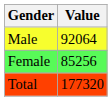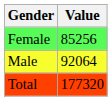rows swapped: (23, 38) <-> (29, 61)
